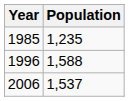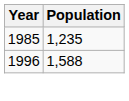- row: (24, 84)
